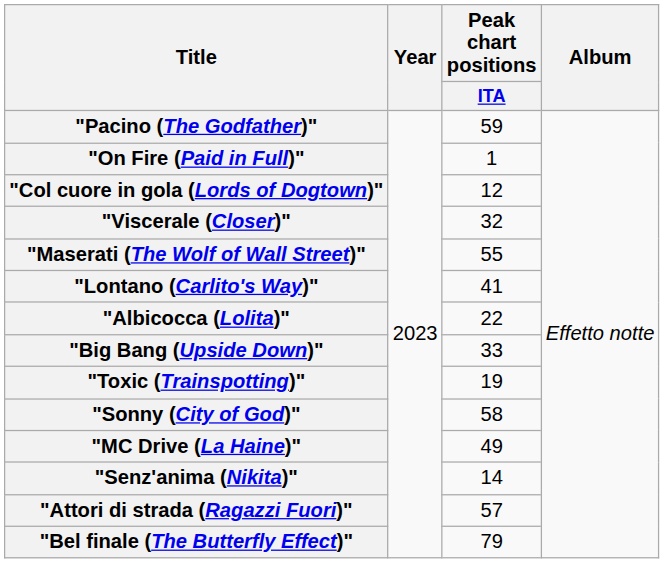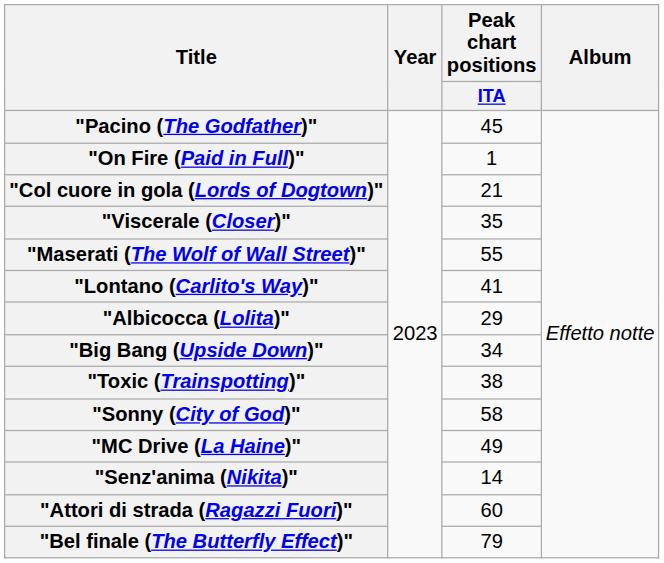(492, 126) 59 -> (492, 126) 45
(492, 190) 12 -> (492, 190) 21
(492, 222) 32 -> (492, 222) 35
(492, 318) 22 -> (492, 318) 29
(492, 350) 33 -> (492, 350) 34
(492, 382) 19 -> (492, 382) 38
(492, 510) 57 -> (492, 510) 60
